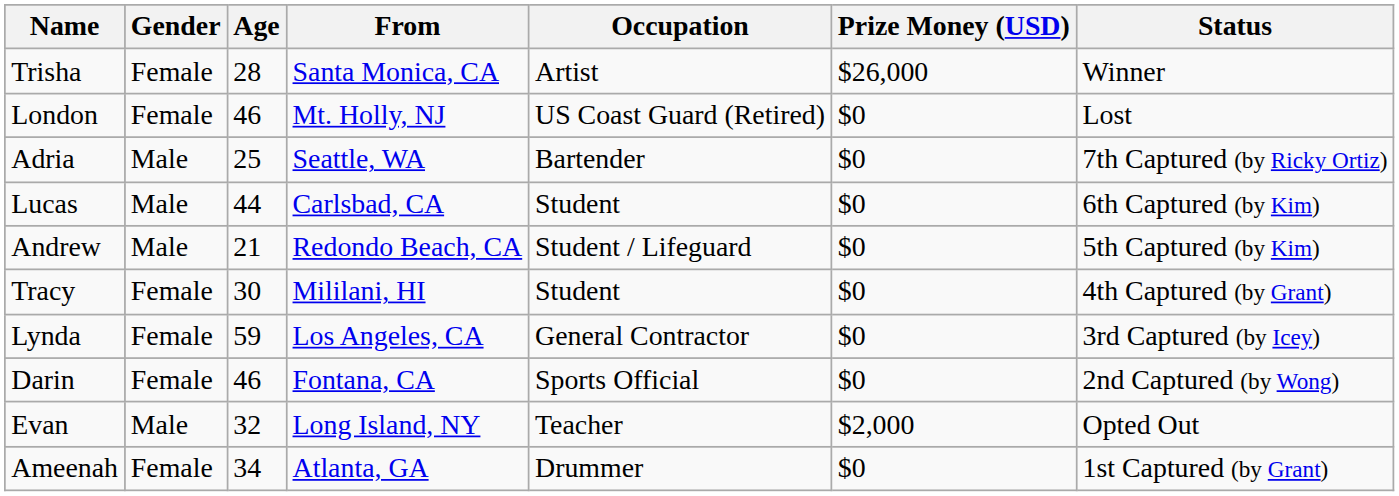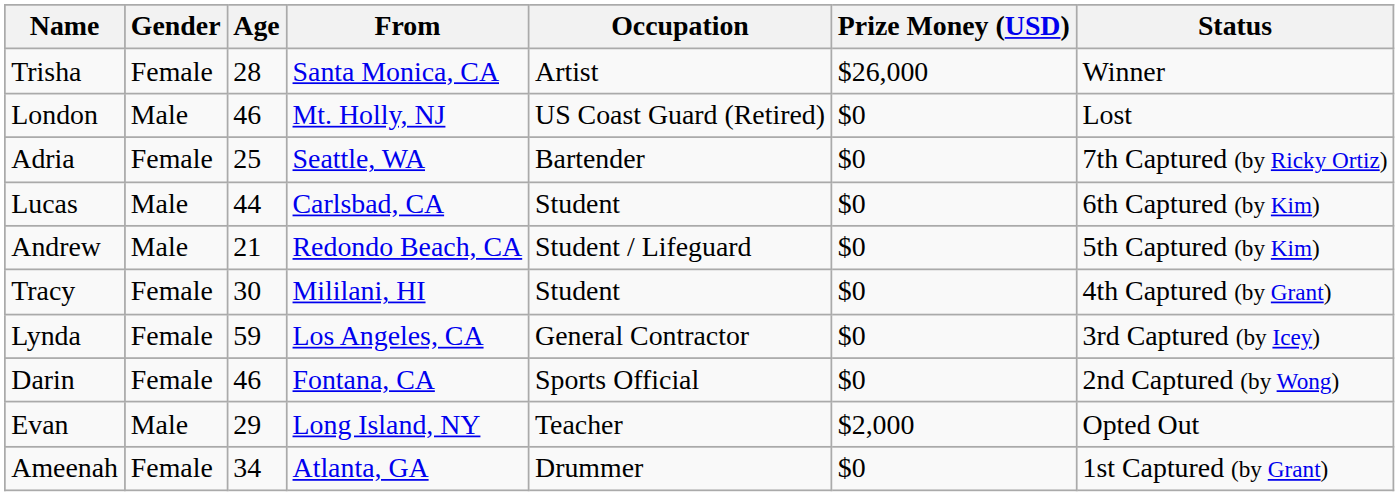(172, 114) Female -> (159, 114) Male
(159, 159) Male -> (172, 159) Female
(247, 423) 32 -> (247, 423) 29
